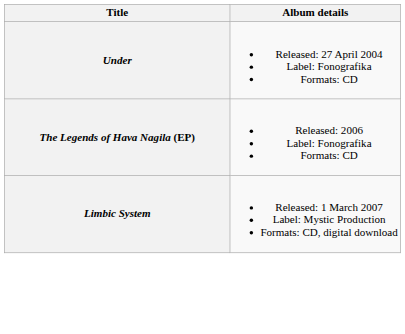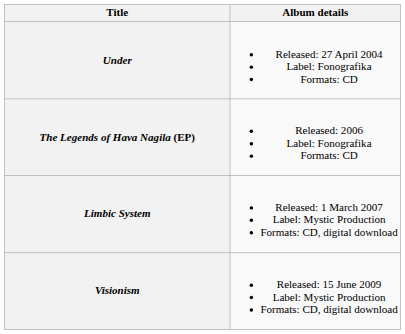+ row: (117, 290)
